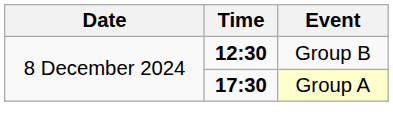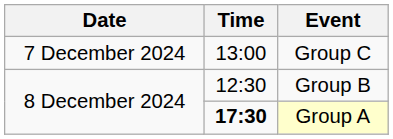+ row: (333, 52)
(241, 52) bold -> (241, 85) normal
